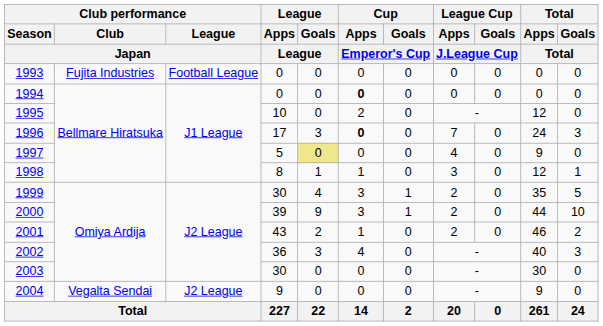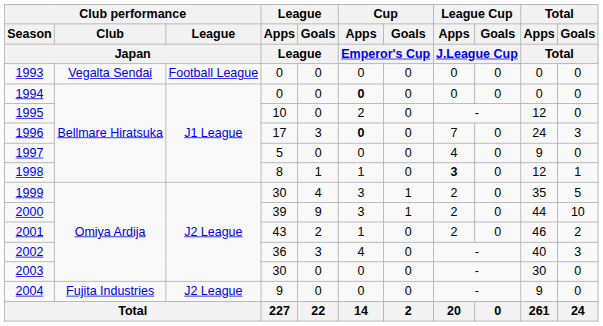(110, 73) Fujita Industries -> (110, 73) Vegalta Sendai
(318, 152) khaki background -> (318, 152) no background
(454, 172) normal -> (454, 172) bold
(110, 291) Vegalta Sendai -> (110, 291) Fujita Industries
